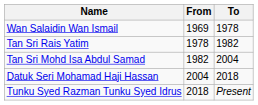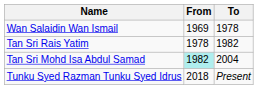(197, 60) no background -> (197, 60) paleturquoise background
- row: (83, 76)
